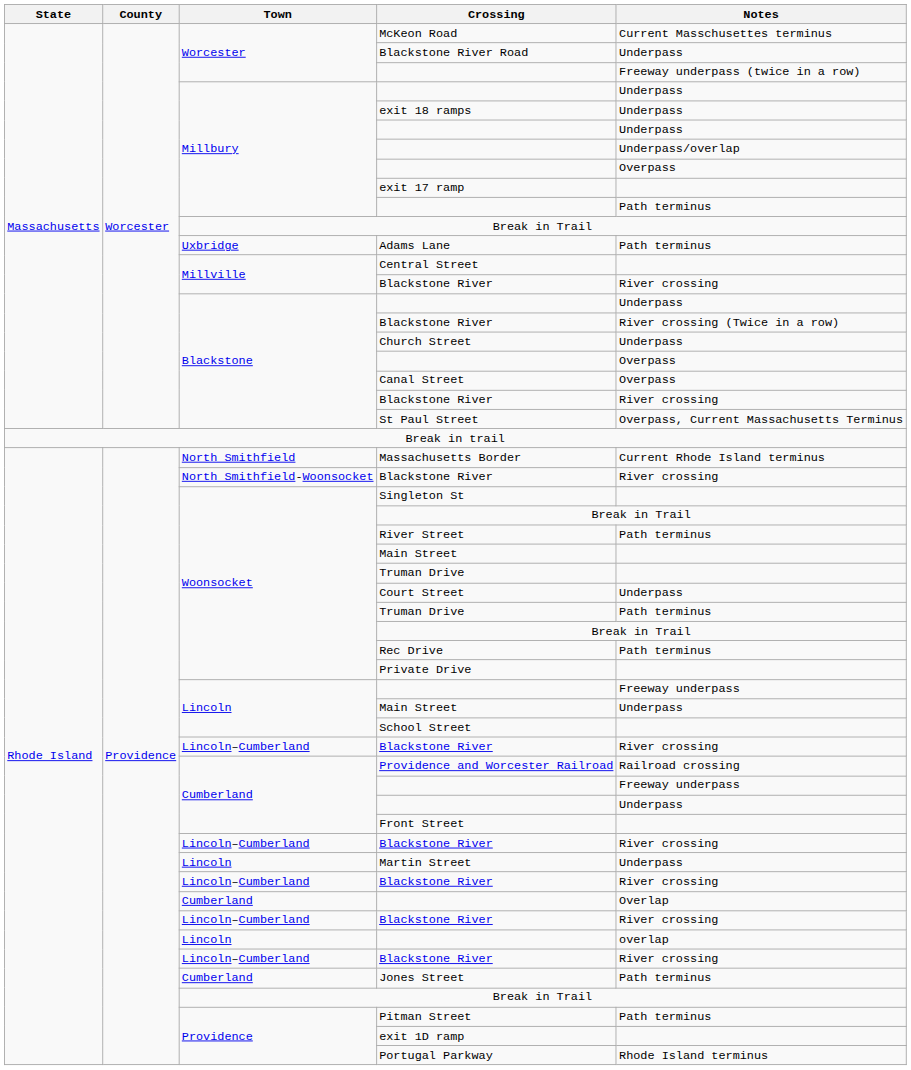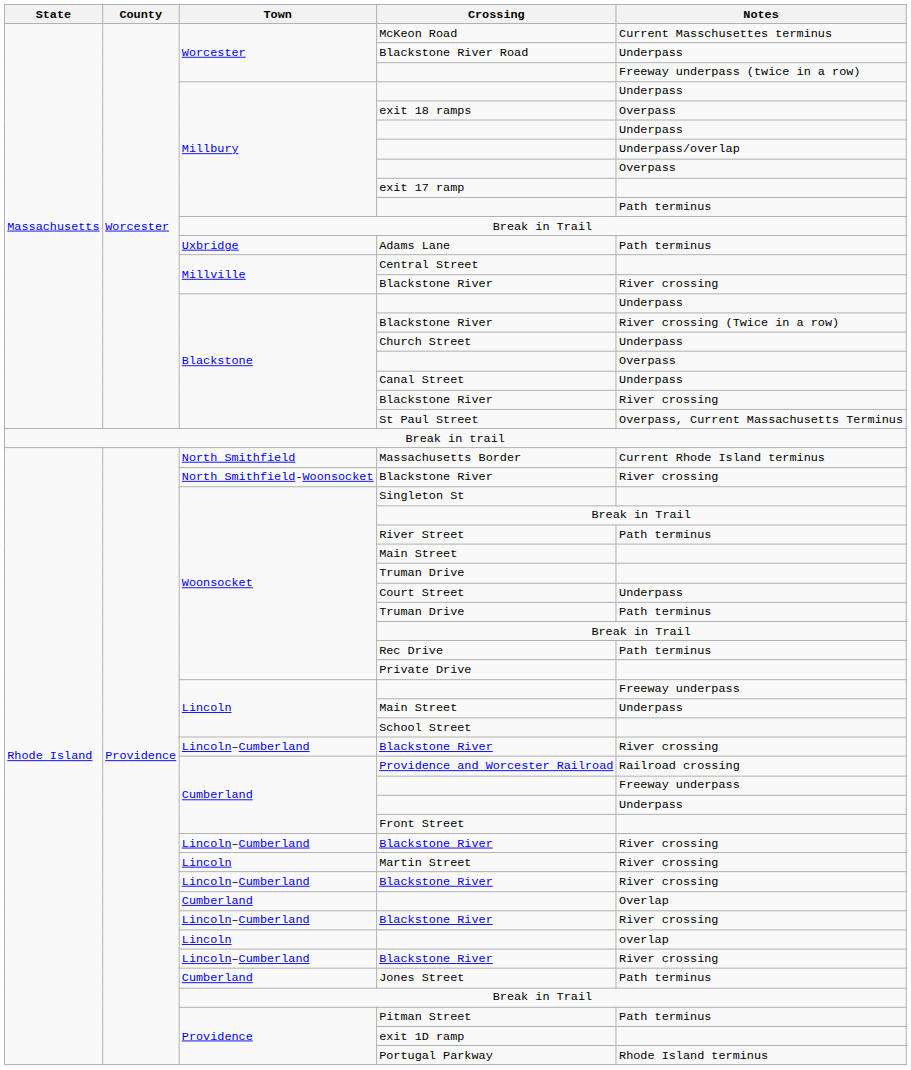(651, 110) Underpass -> (647, 110) Overpass
(647, 380) Overpass -> (651, 380) Underpass
(651, 862) Underpass -> (669, 862) River crossing
